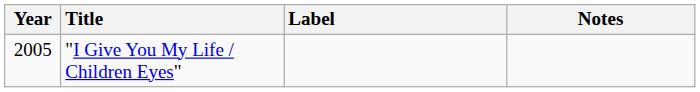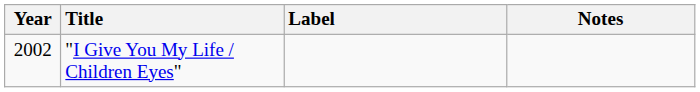(33, 49) 2005 -> (33, 49) 2002
